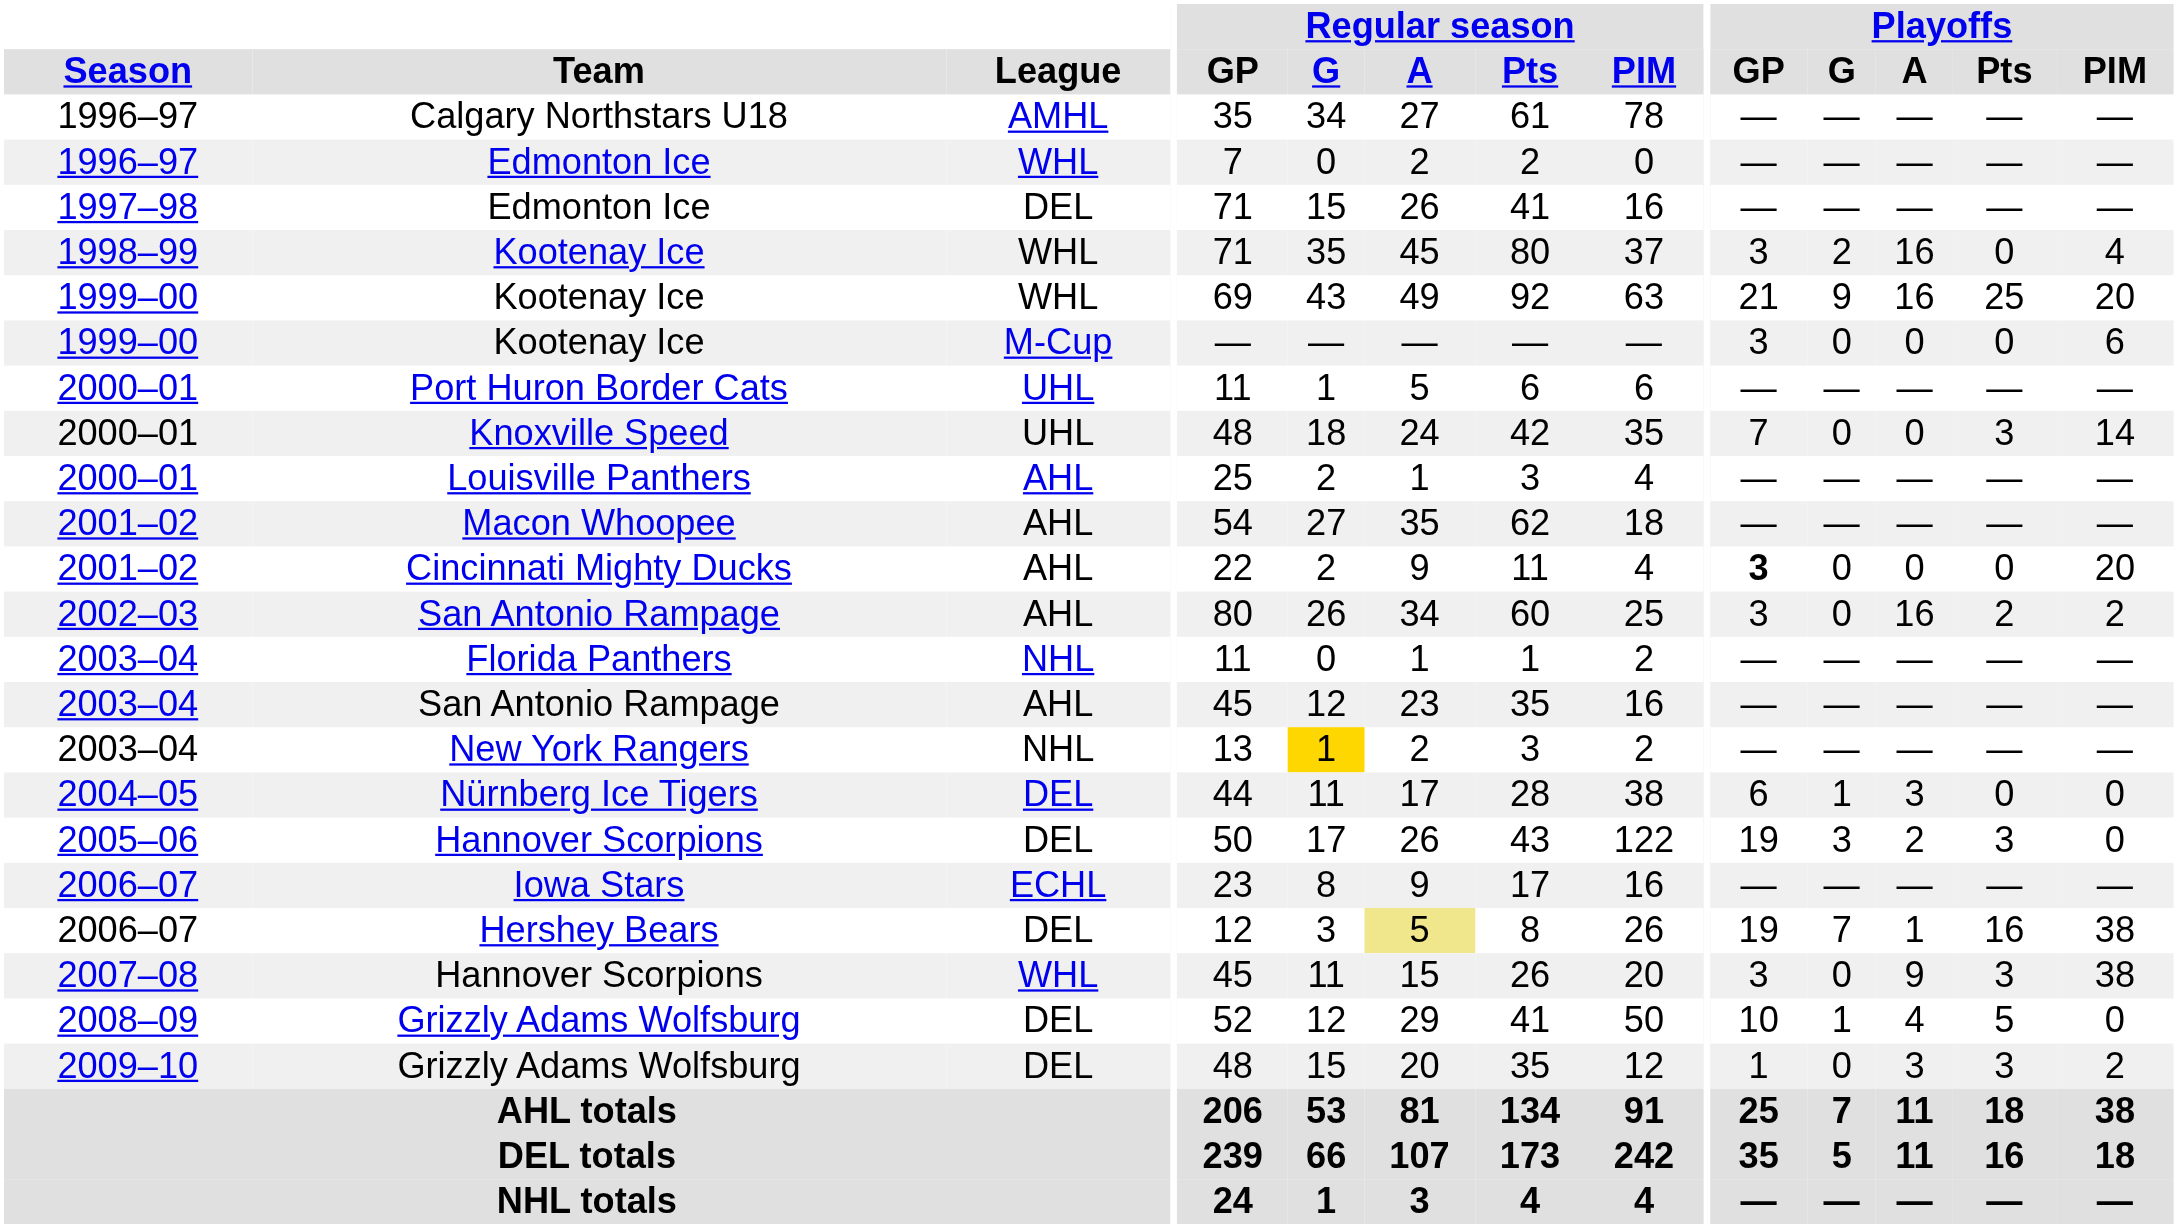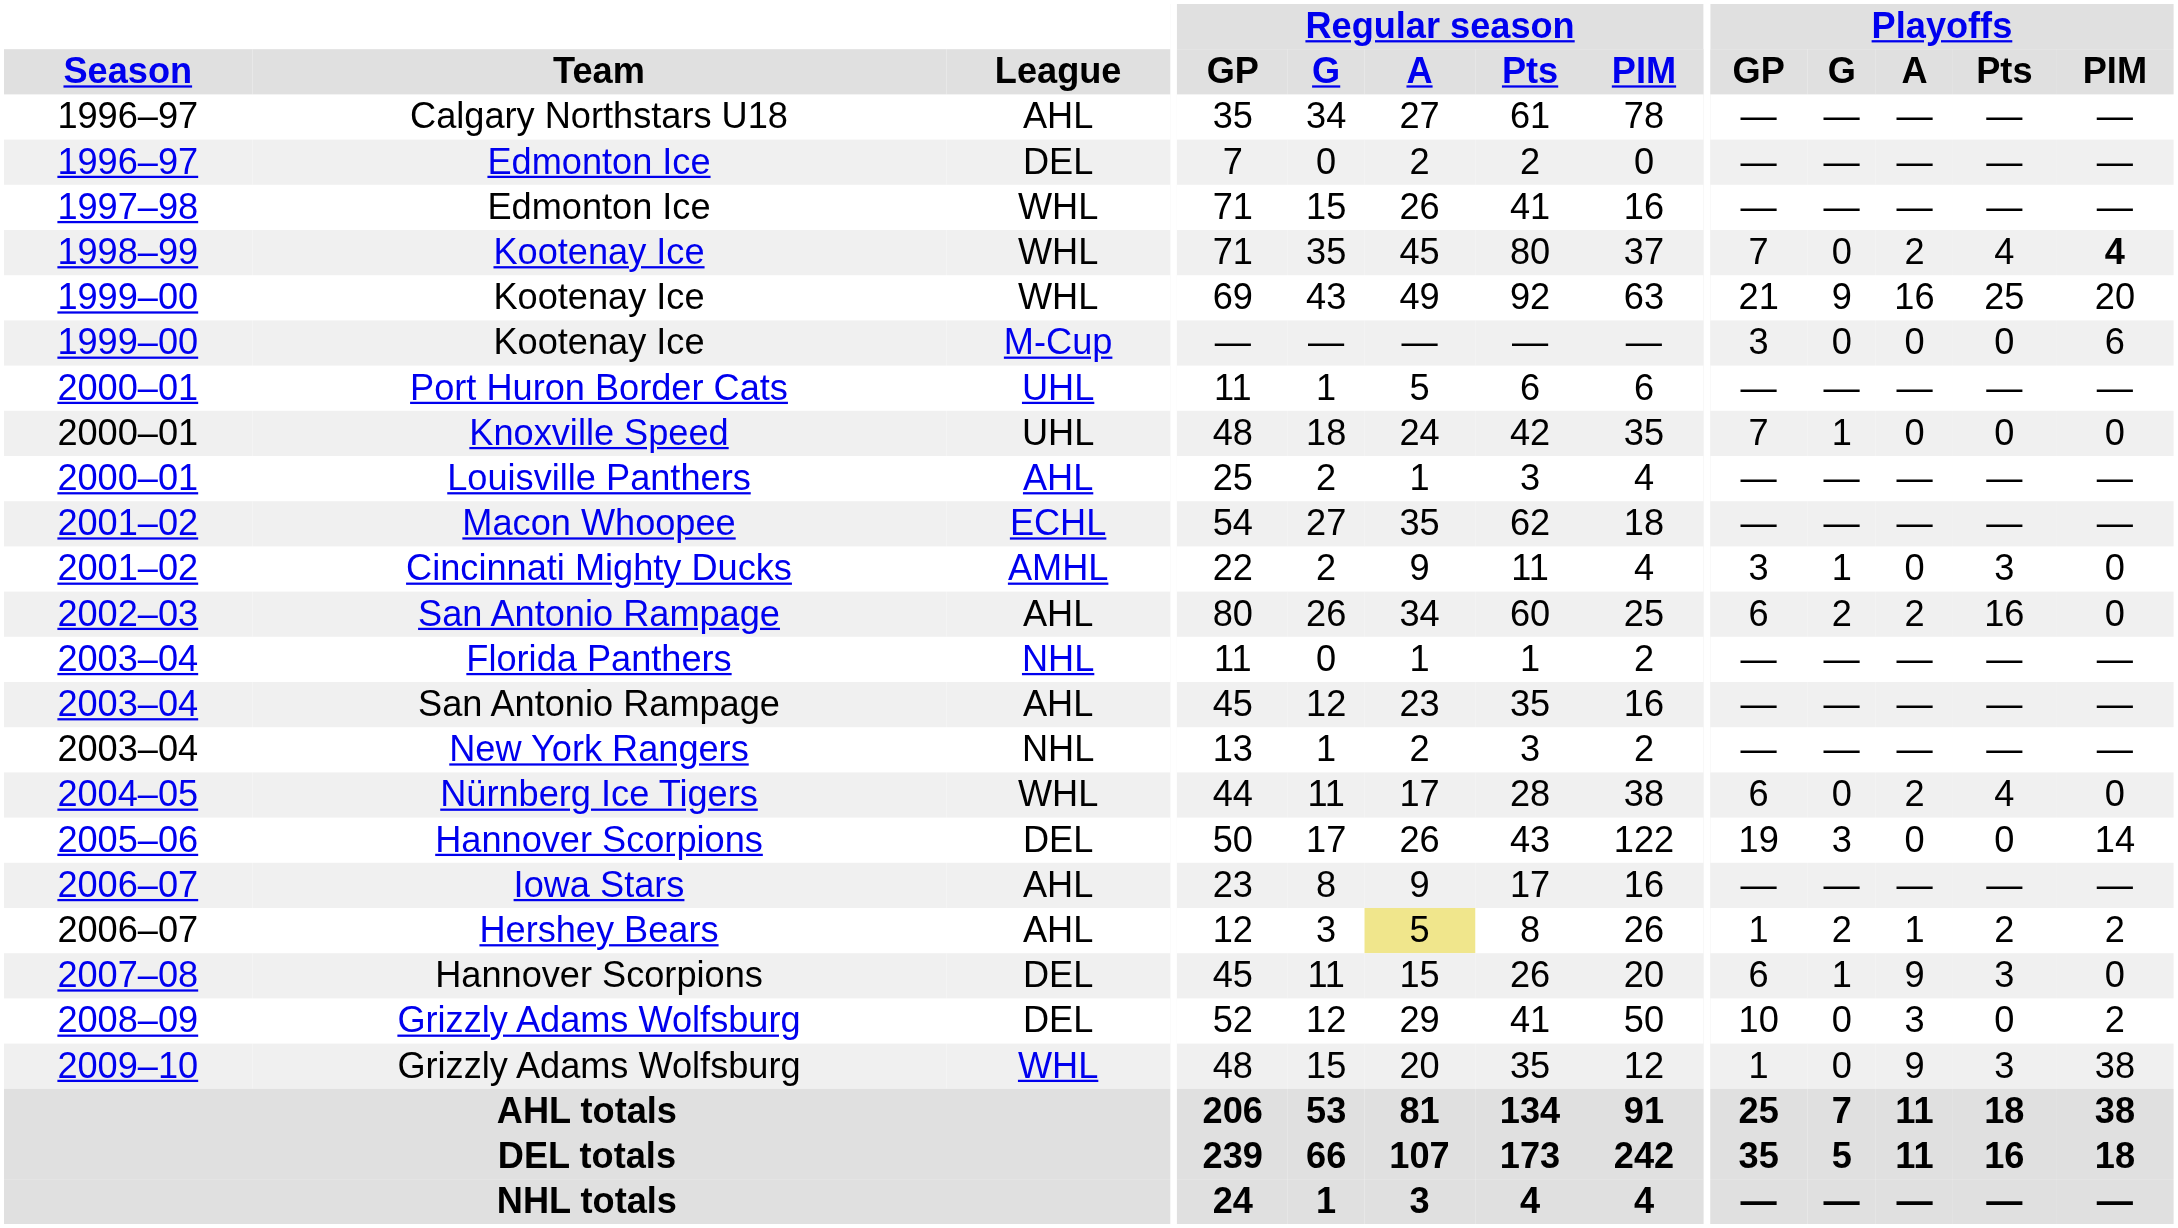(1058, 116) AMHL -> (1058, 116) AHL
(1058, 161) WHL -> (1058, 161) DEL
(1058, 206) DEL -> (1058, 206) WHL
(1759, 251) 3 -> (1759, 251) 7
(1842, 251) 2 -> (1842, 251) 0
(1914, 251) 16 -> (1914, 251) 2
(2004, 251) 0 -> (2004, 251) 4
(2115, 251) normal -> (2115, 251) bold
(1842, 432) 0 -> (1842, 432) 1
(2004, 432) 3 -> (2004, 432) 0
(2115, 432) 14 -> (2115, 432) 0
(1058, 523) AHL -> (1058, 523) ECHL
(1058, 568) AHL -> (1058, 568) AMHL
(1759, 568) bold -> (1759, 568) normal
(1842, 568) 0 -> (1842, 568) 1
(2004, 568) 0 -> (2004, 568) 3
(2115, 568) 20 -> (2115, 568) 0
(1759, 613) 3 -> (1759, 613) 6
(1842, 613) 0 -> (1842, 613) 2
(1914, 613) 16 -> (1914, 613) 2
(2004, 613) 2 -> (2004, 613) 16
(2115, 613) 2 -> (2115, 613) 0
(1326, 749) gold background -> (1326, 749) no background
(1058, 794) DEL -> (1058, 794) WHL
(1842, 794) 1 -> (1842, 794) 0
(1914, 794) 3 -> (1914, 794) 2
(2004, 794) 0 -> (2004, 794) 4
(1914, 839) 2 -> (1914, 839) 0
(2004, 839) 3 -> (2004, 839) 0
(2115, 839) 0 -> (2115, 839) 14
(1058, 884) ECHL -> (1058, 884) AHL
(1058, 929) DEL -> (1058, 929) AHL
(1759, 929) 19 -> (1759, 929) 1
(1842, 929) 7 -> (1842, 929) 2
(2004, 929) 16 -> (2004, 929) 2
(2115, 929) 38 -> (2115, 929) 2
(1058, 975) WHL -> (1058, 975) DEL
(1759, 975) 3 -> (1759, 975) 6
(1842, 975) 0 -> (1842, 975) 1
(2115, 975) 38 -> (2115, 975) 0
(1842, 1020) 1 -> (1842, 1020) 0
(1914, 1020) 4 -> (1914, 1020) 3
(2004, 1020) 5 -> (2004, 1020) 0
(2115, 1020) 0 -> (2115, 1020) 2
(1058, 1065) DEL -> (1058, 1065) WHL
(1914, 1065) 3 -> (1914, 1065) 9
(2115, 1065) 2 -> (2115, 1065) 38
